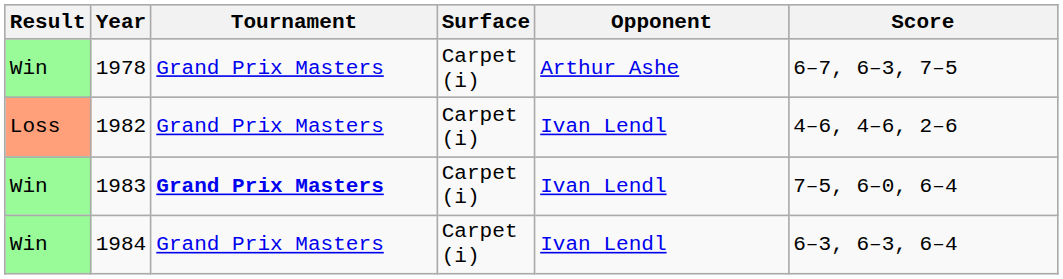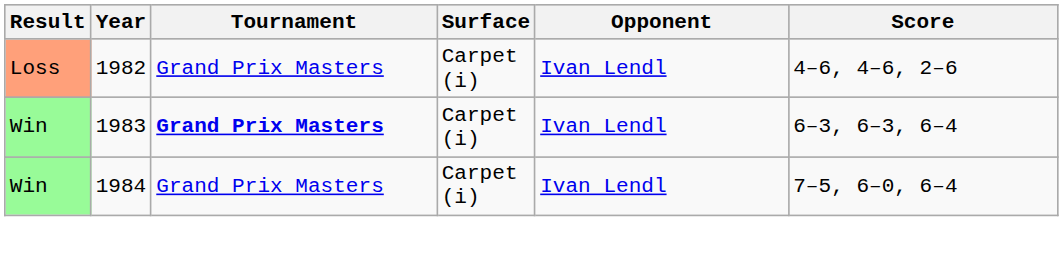- row: (121, 68)
(875, 186) 7–5, 6–0, 6–4 -> (875, 127) 6–3, 6–3, 6–4
(875, 244) 6–3, 6–3, 6–4 -> (875, 186) 7–5, 6–0, 6–4
